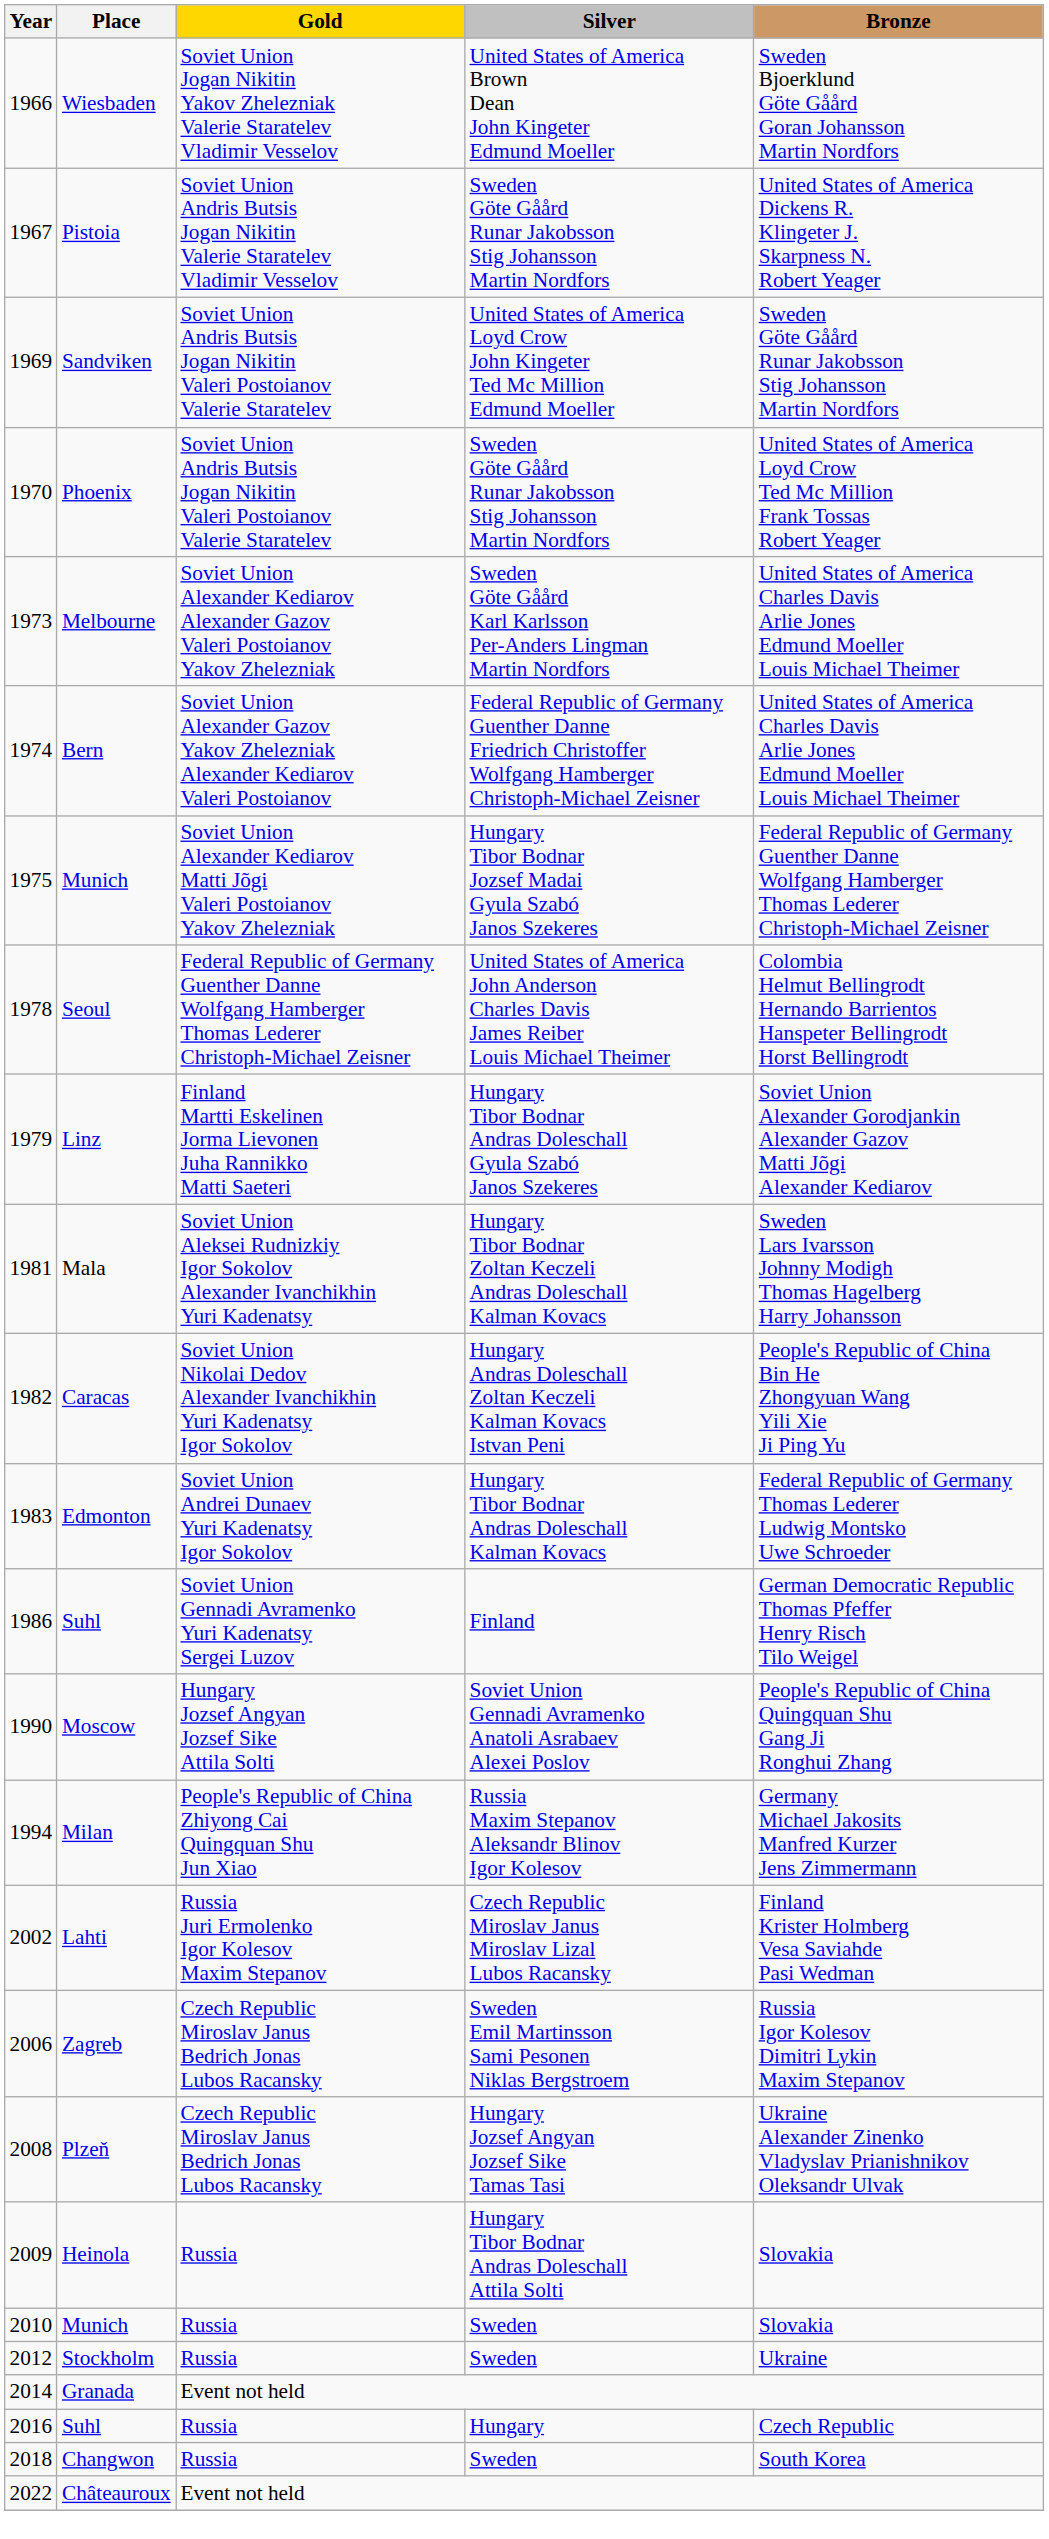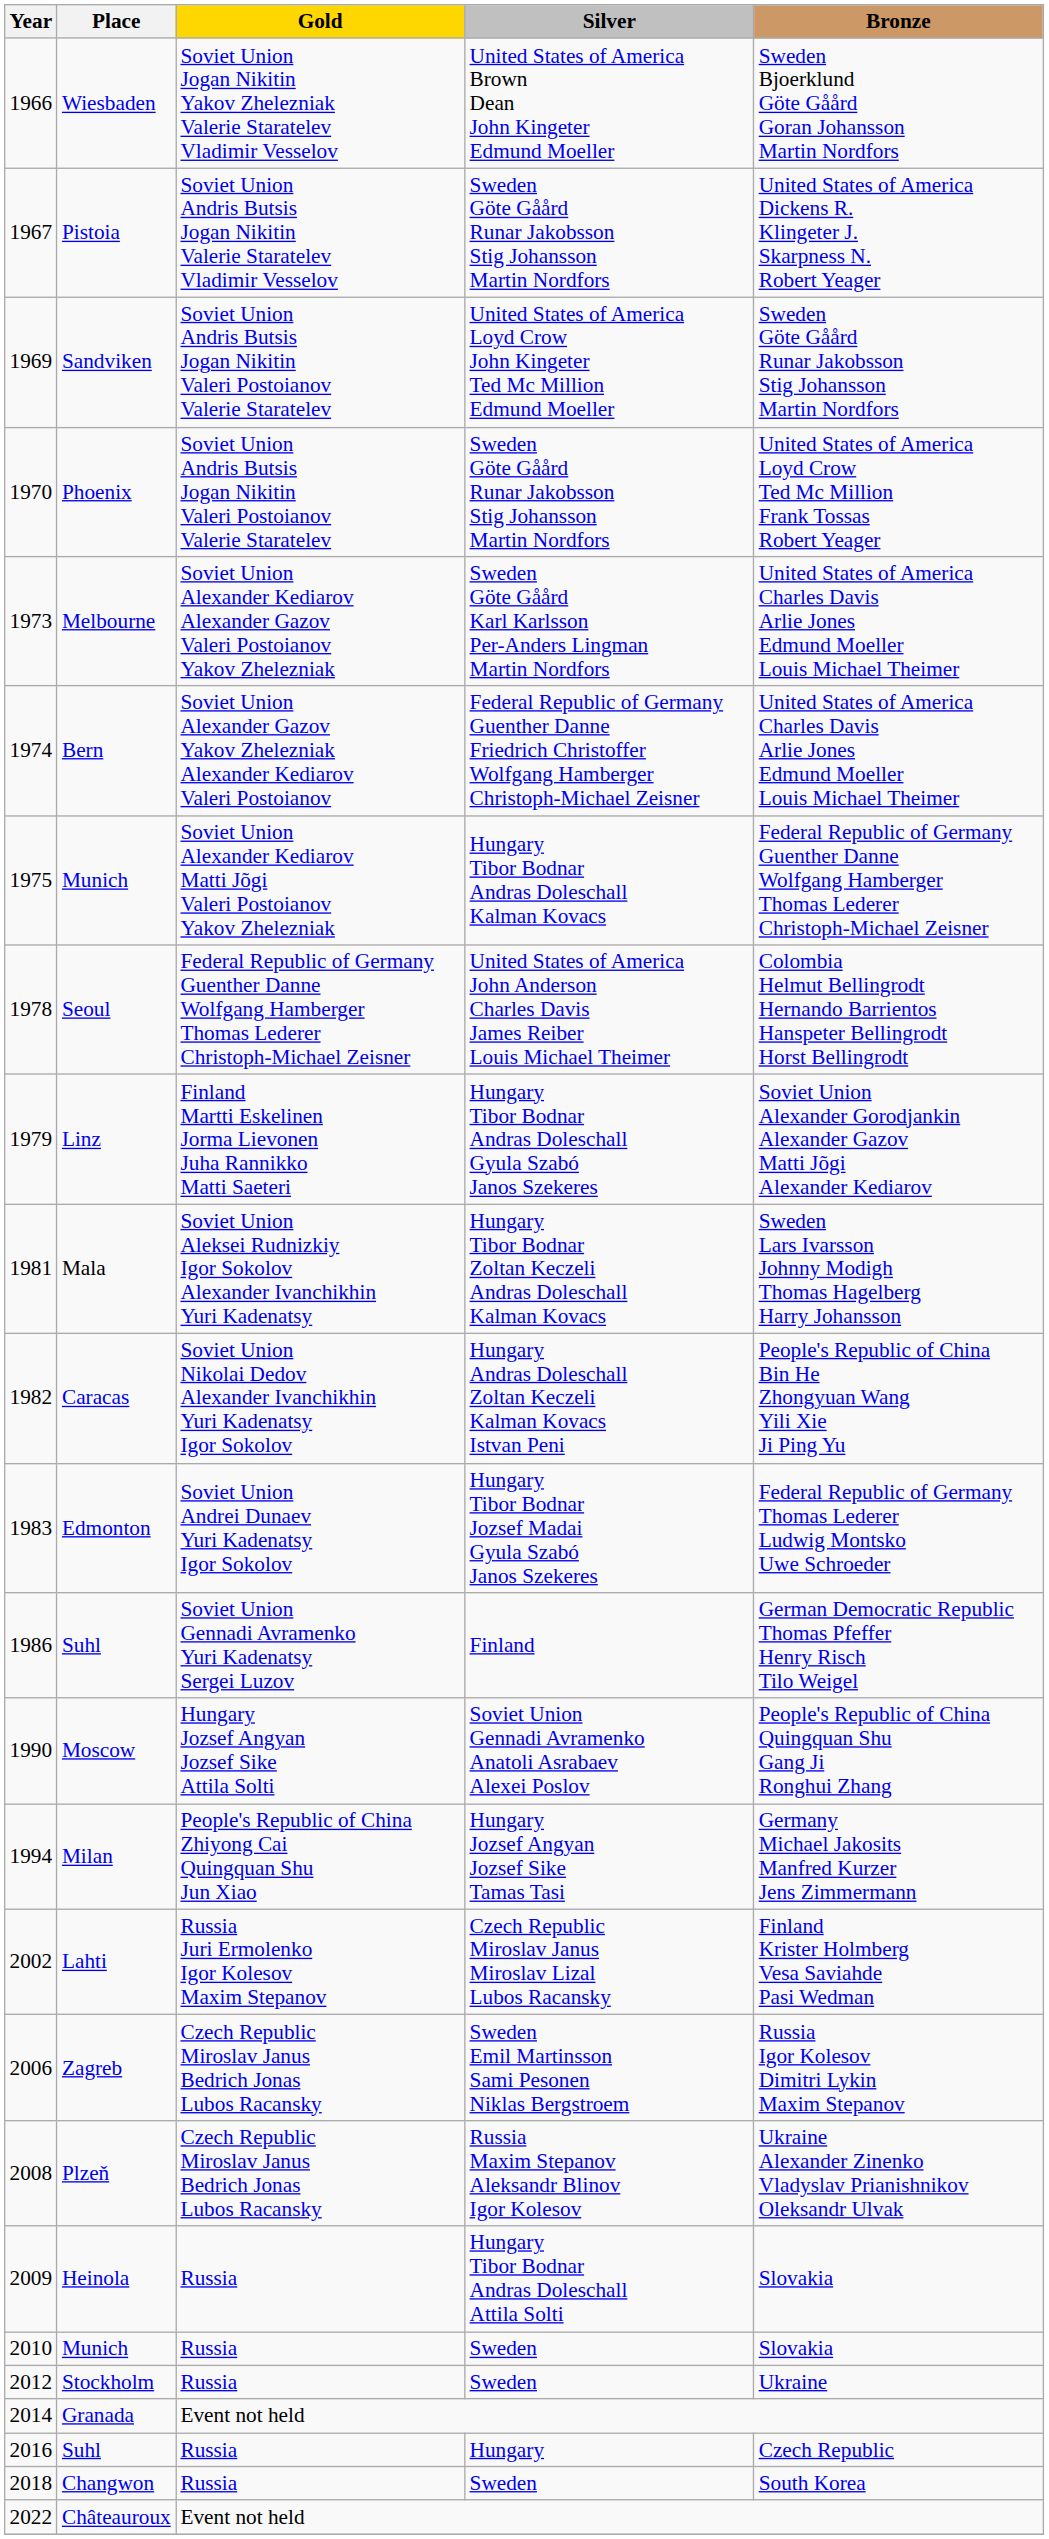(534, 880) Hungary Tibor Bodnar Jozsef Madai Gyula Szabó Janos Szekeres -> (548, 880) Hungary Tibor Bodnar Andras Doleschall Kalman Kovacs
(548, 1515) Hungary Tibor Bodnar Andras Doleschall Kalman Kovacs -> (534, 1527) Hungary Tibor Bodnar Jozsef Madai Gyula Szabó Janos Szekeres
(545, 1832) Russia Maxim Stepanov Aleksandr Blinov Igor Kolesov -> (532, 1856) Hungary Jozsef Angyan Jozsef Sike Tamas Tasi
(532, 2149) Hungary Jozsef Angyan Jozsef Sike Tamas Tasi -> (545, 2172) Russia Maxim Stepanov Aleksandr Blinov Igor Kolesov
